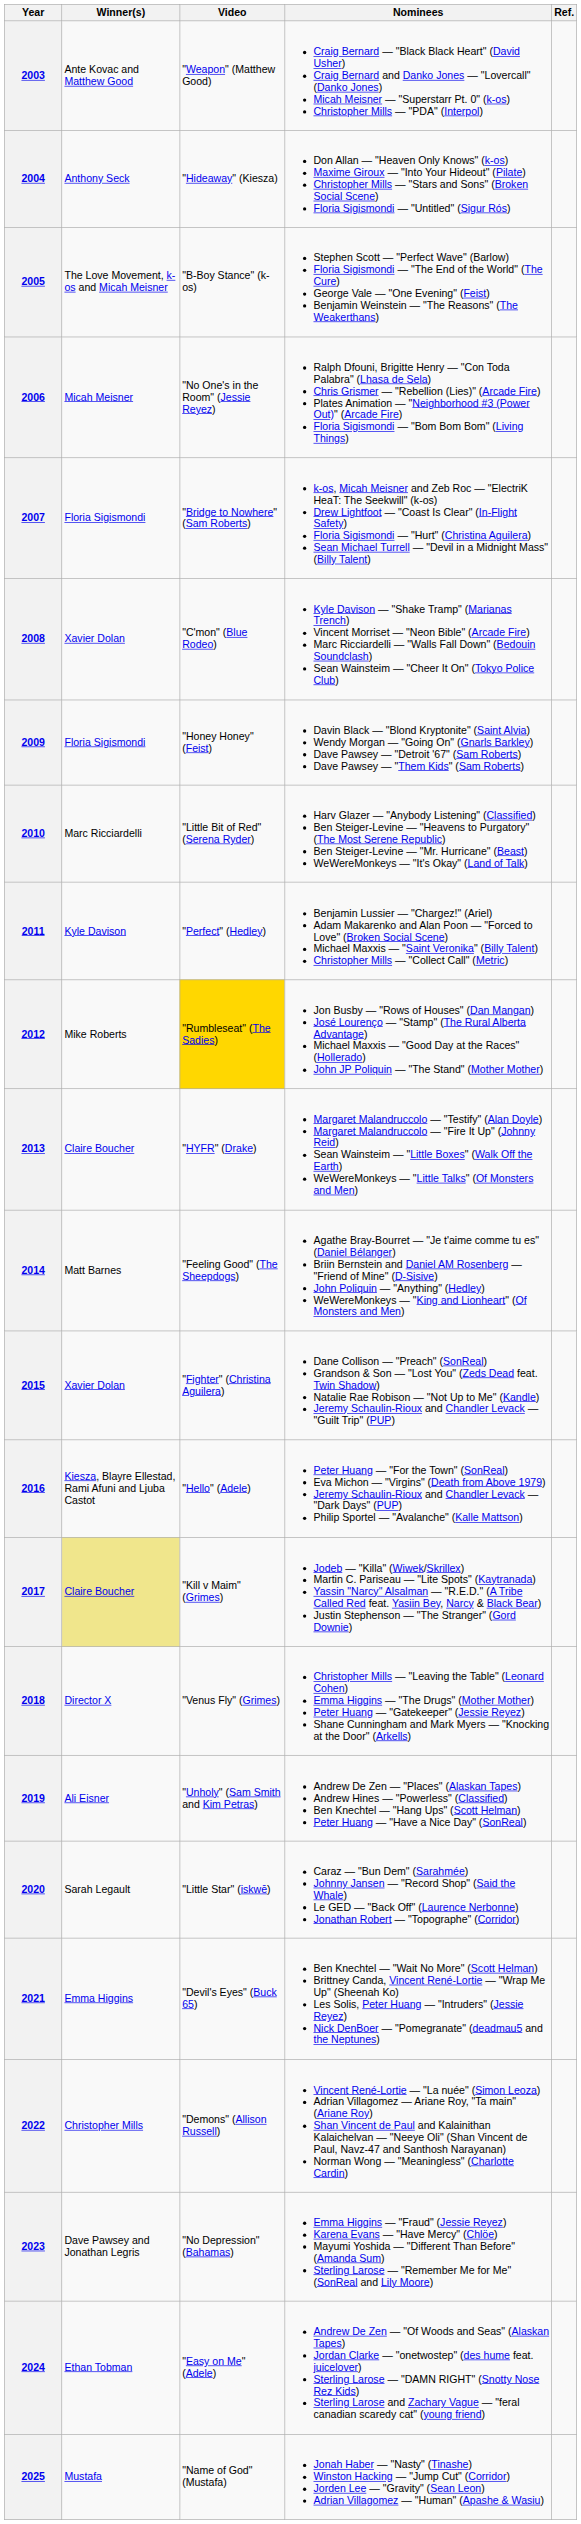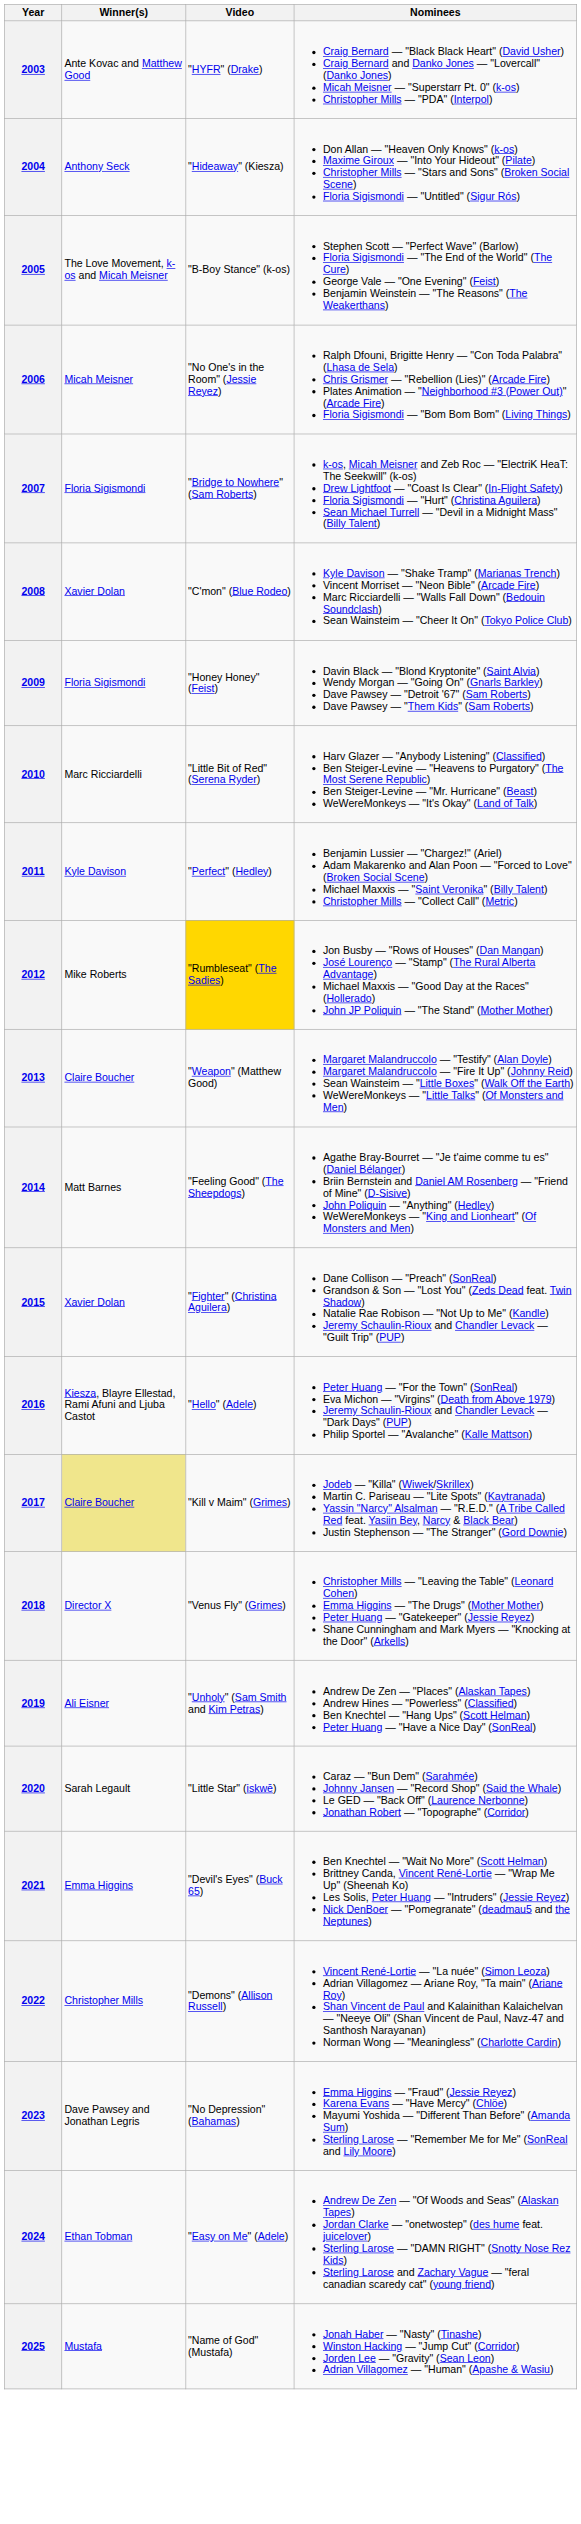- column: (564, 12)
(229, 75) "Weapon" (Matthew Good) -> (225, 69) "HYFR" (Drake)
(219, 1149) "HYFR" (Drake) -> (235, 1078) "Weapon" (Matthew Good)
